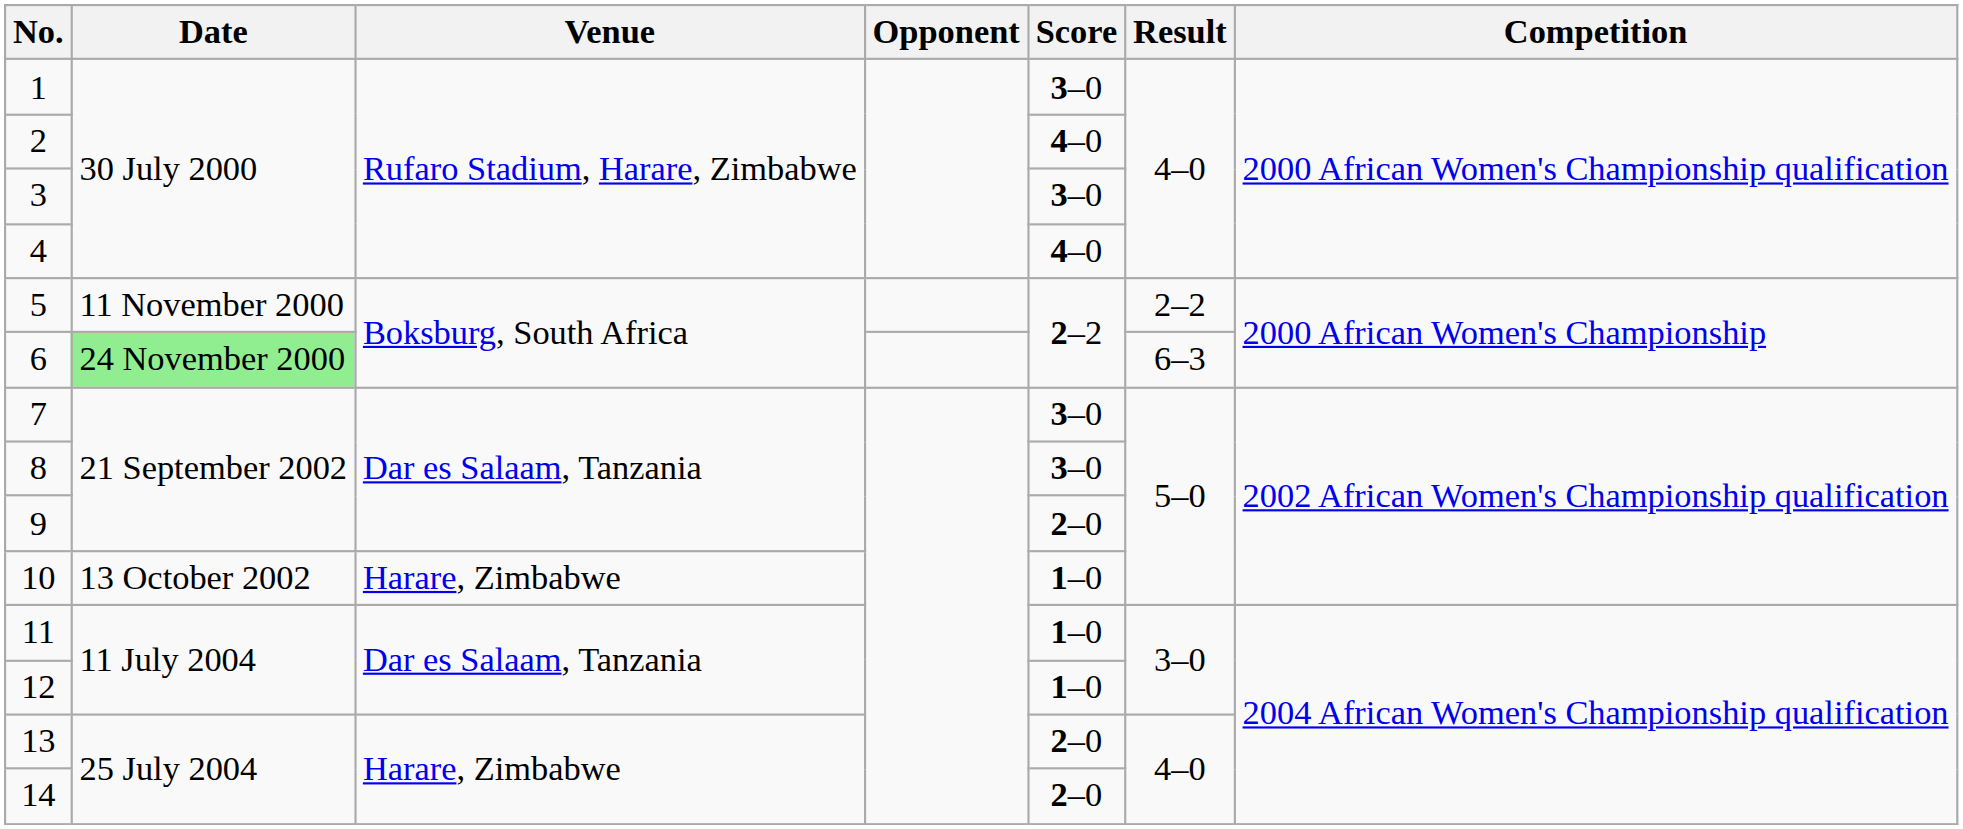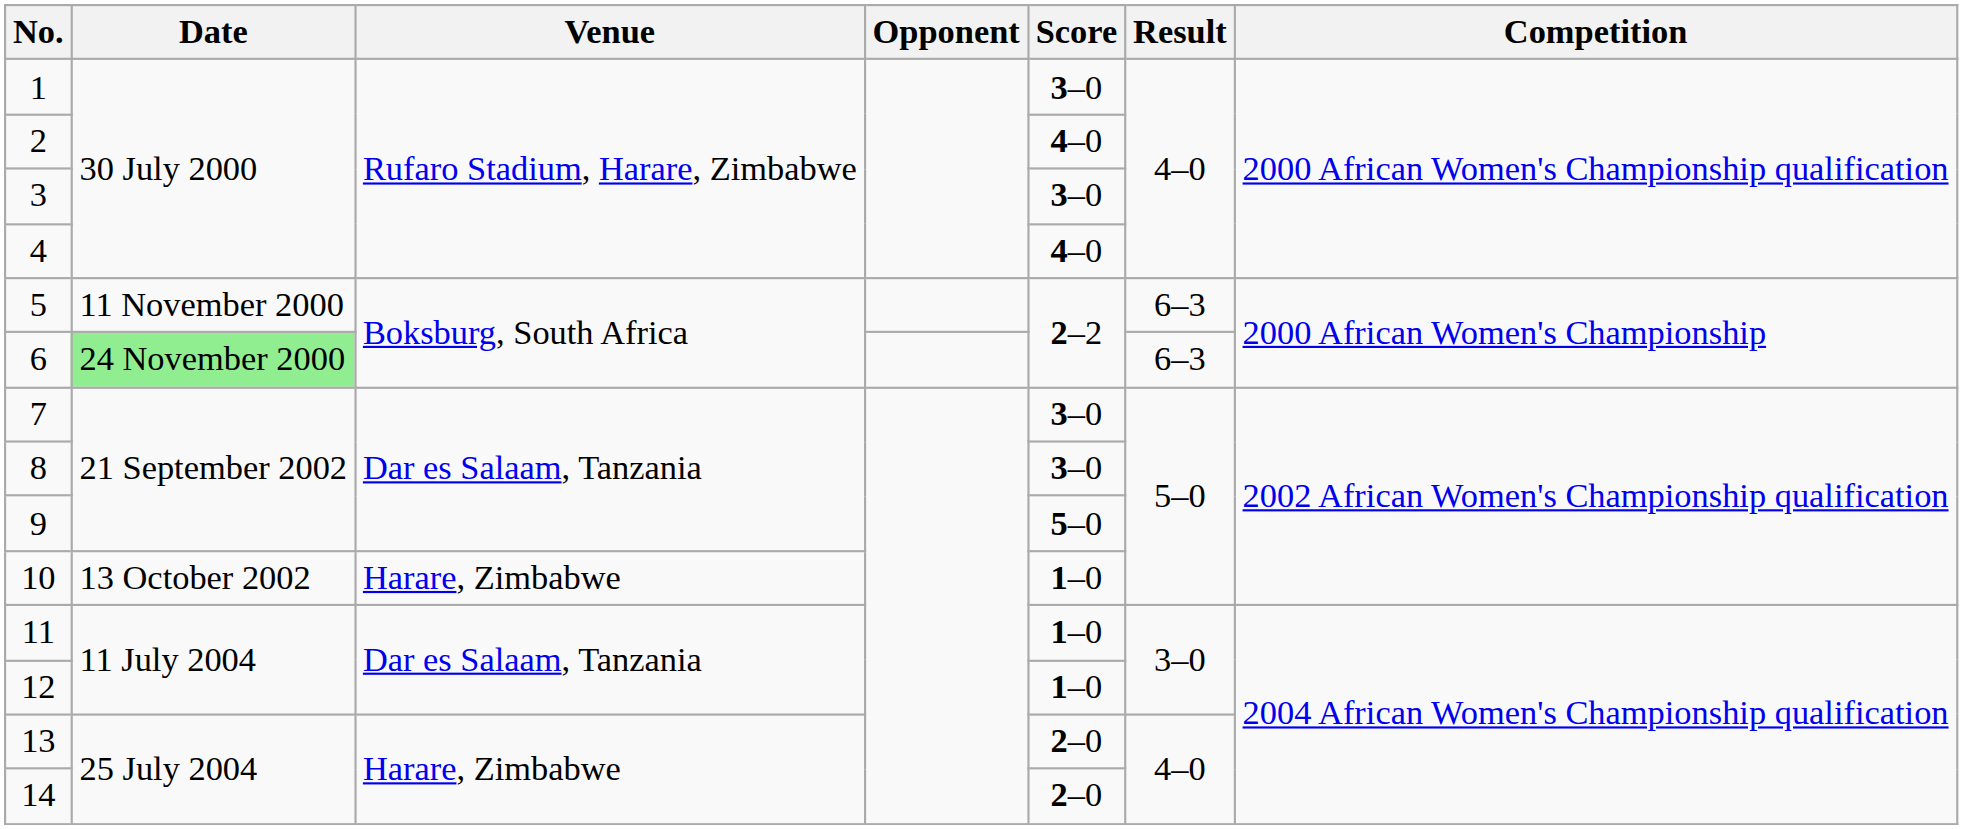(1180, 304) 2–2 -> (1180, 304) 6–3
(1076, 522) 2–0 -> (1076, 522) 5–0
